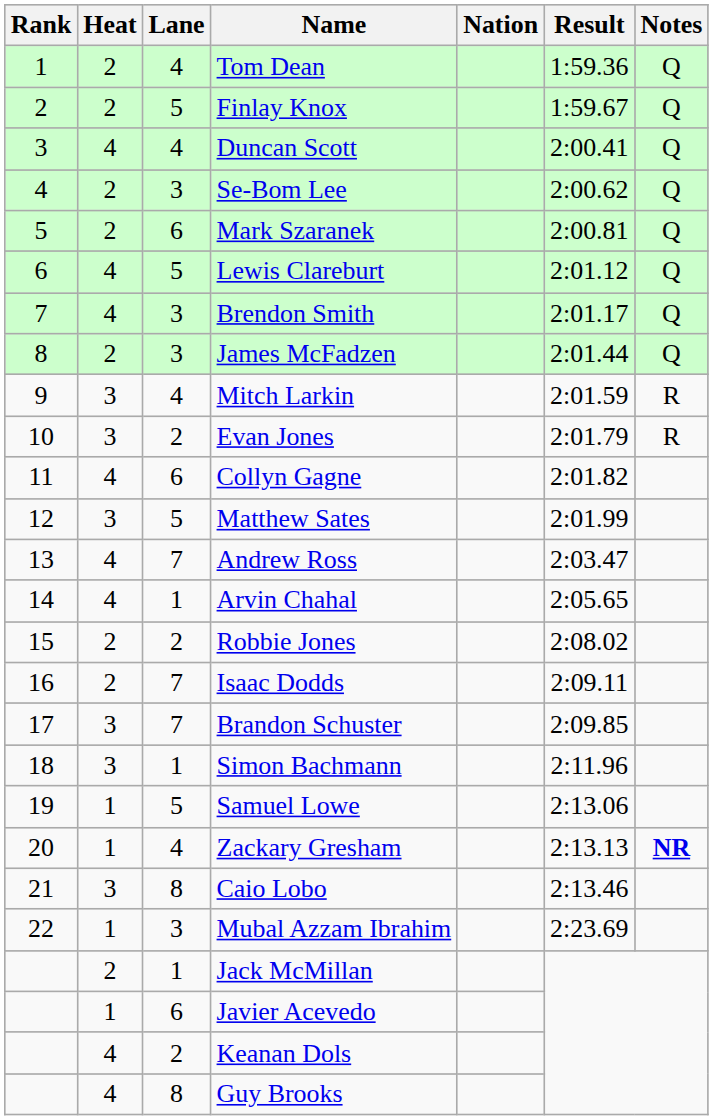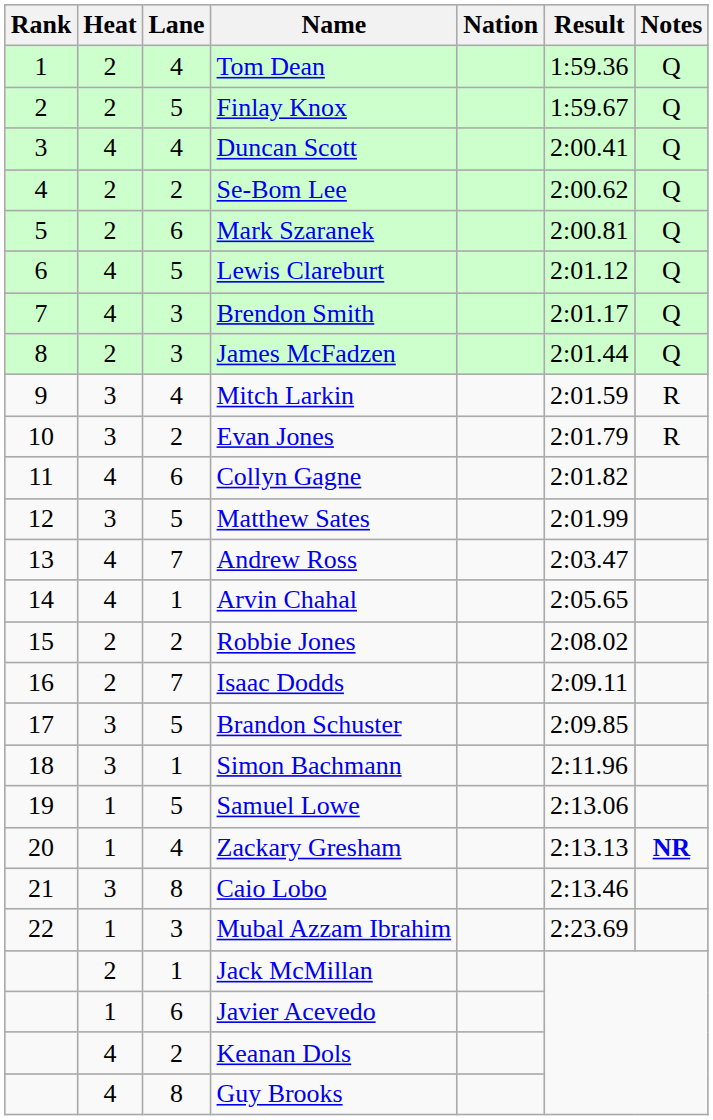(177, 189) 3 -> (177, 189) 2
(177, 723) 7 -> (177, 723) 5
